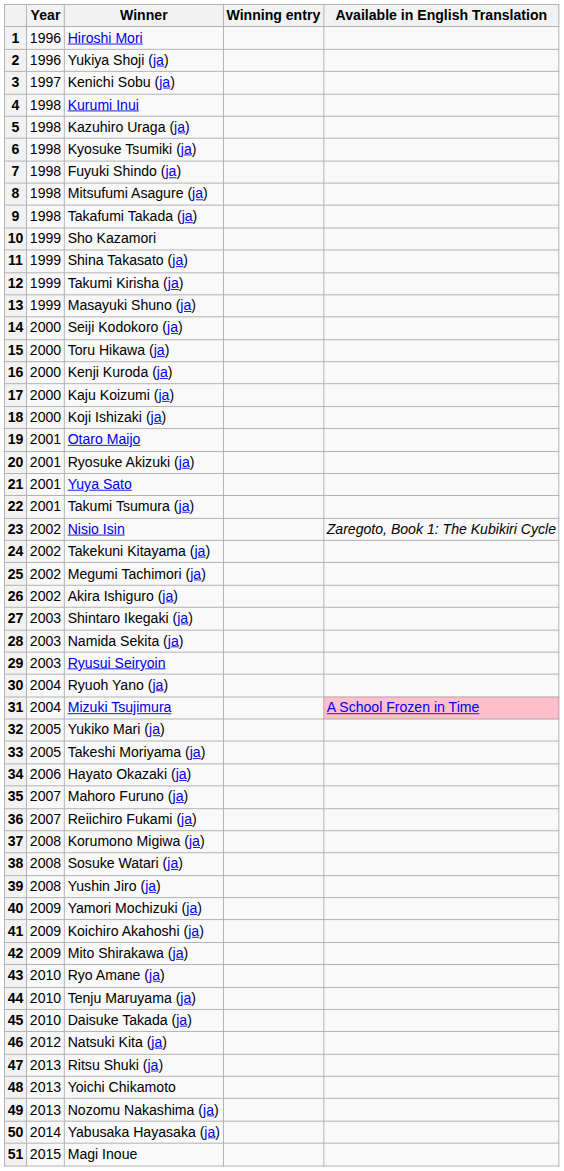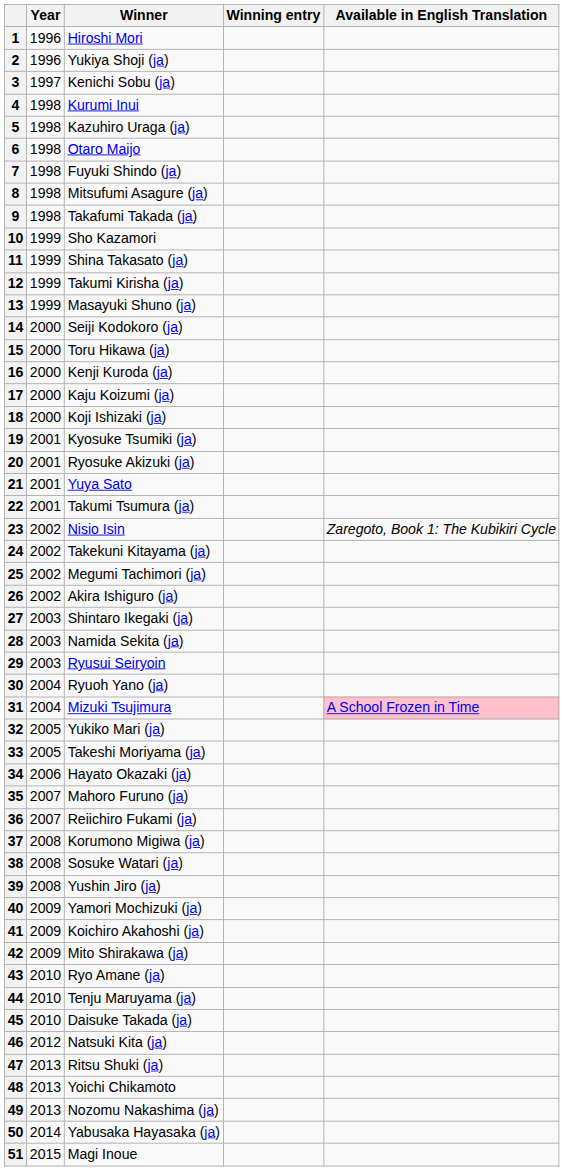(132, 149) Kyosuke Tsumiki (ja) -> (104, 149) Otaro Maijo
(104, 439) Otaro Maijo -> (132, 439) Kyosuke Tsumiki (ja)
